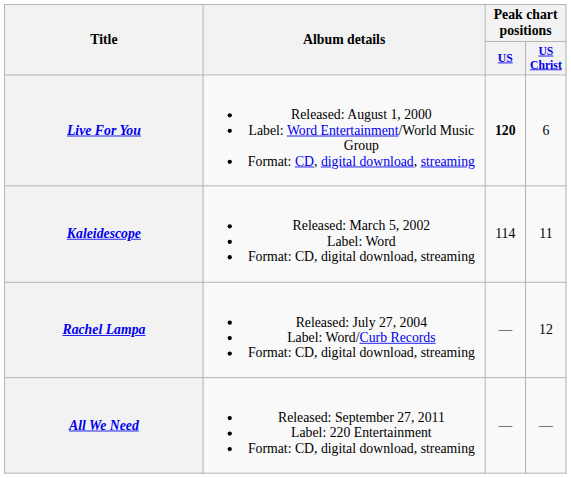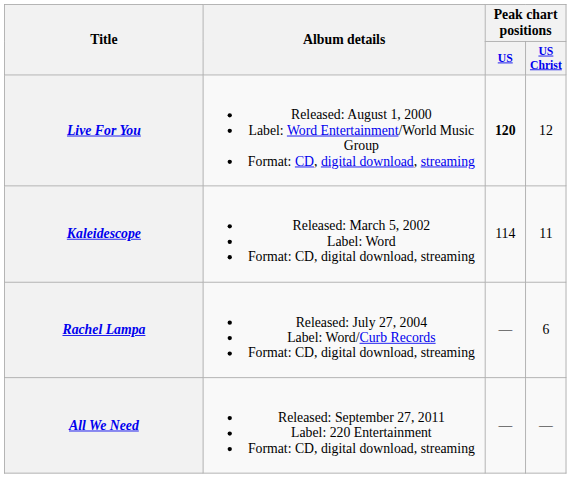(546, 130) 6 -> (546, 130) 12
(546, 329) 12 -> (546, 329) 6
